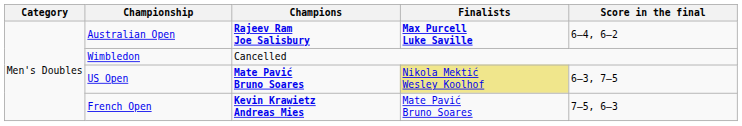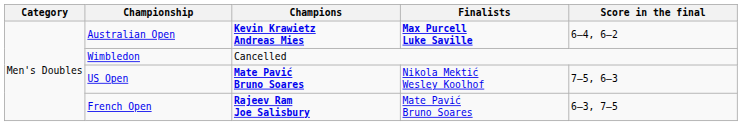(272, 34) Rajeev Ram Joe Salisbury -> (275, 34) Kevin Krawietz Andreas Mies
(443, 79) khaki background -> (443, 79) no background
(594, 79) 6–3, 7–5 -> (594, 79) 7–5, 6–3
(275, 107) Kevin Krawietz Andreas Mies -> (272, 107) Rajeev Ram Joe Salisbury
(594, 107) 7–5, 6–3 -> (594, 107) 6–3, 7–5
